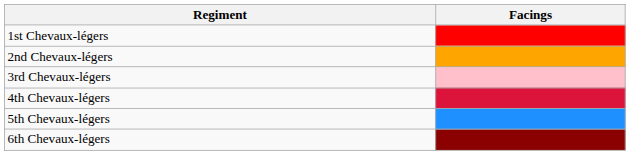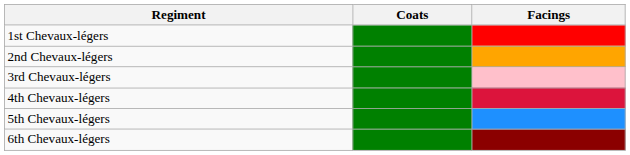+ column: (412, 14)
